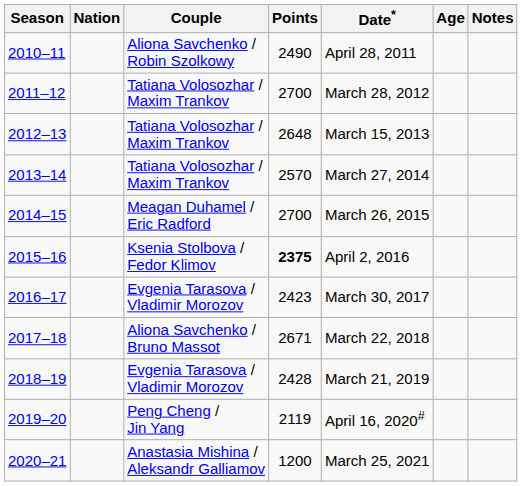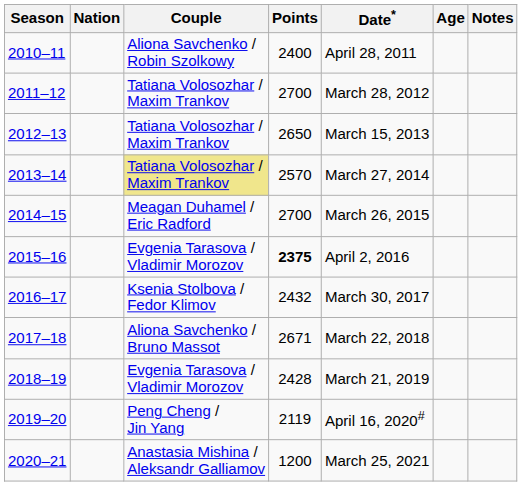(295, 52) 2490 -> (295, 52) 2400
(295, 134) 2648 -> (295, 134) 2650
(195, 175) no background -> (195, 175) khaki background
(186, 256) Ksenia Stolbova / Fedor Klimov -> (191, 256) Evgenia Tarasova / Vladimir Morozov
(191, 297) Evgenia Tarasova / Vladimir Morozov -> (186, 297) Ksenia Stolbova / Fedor Klimov
(295, 297) 2423 -> (295, 297) 2432
